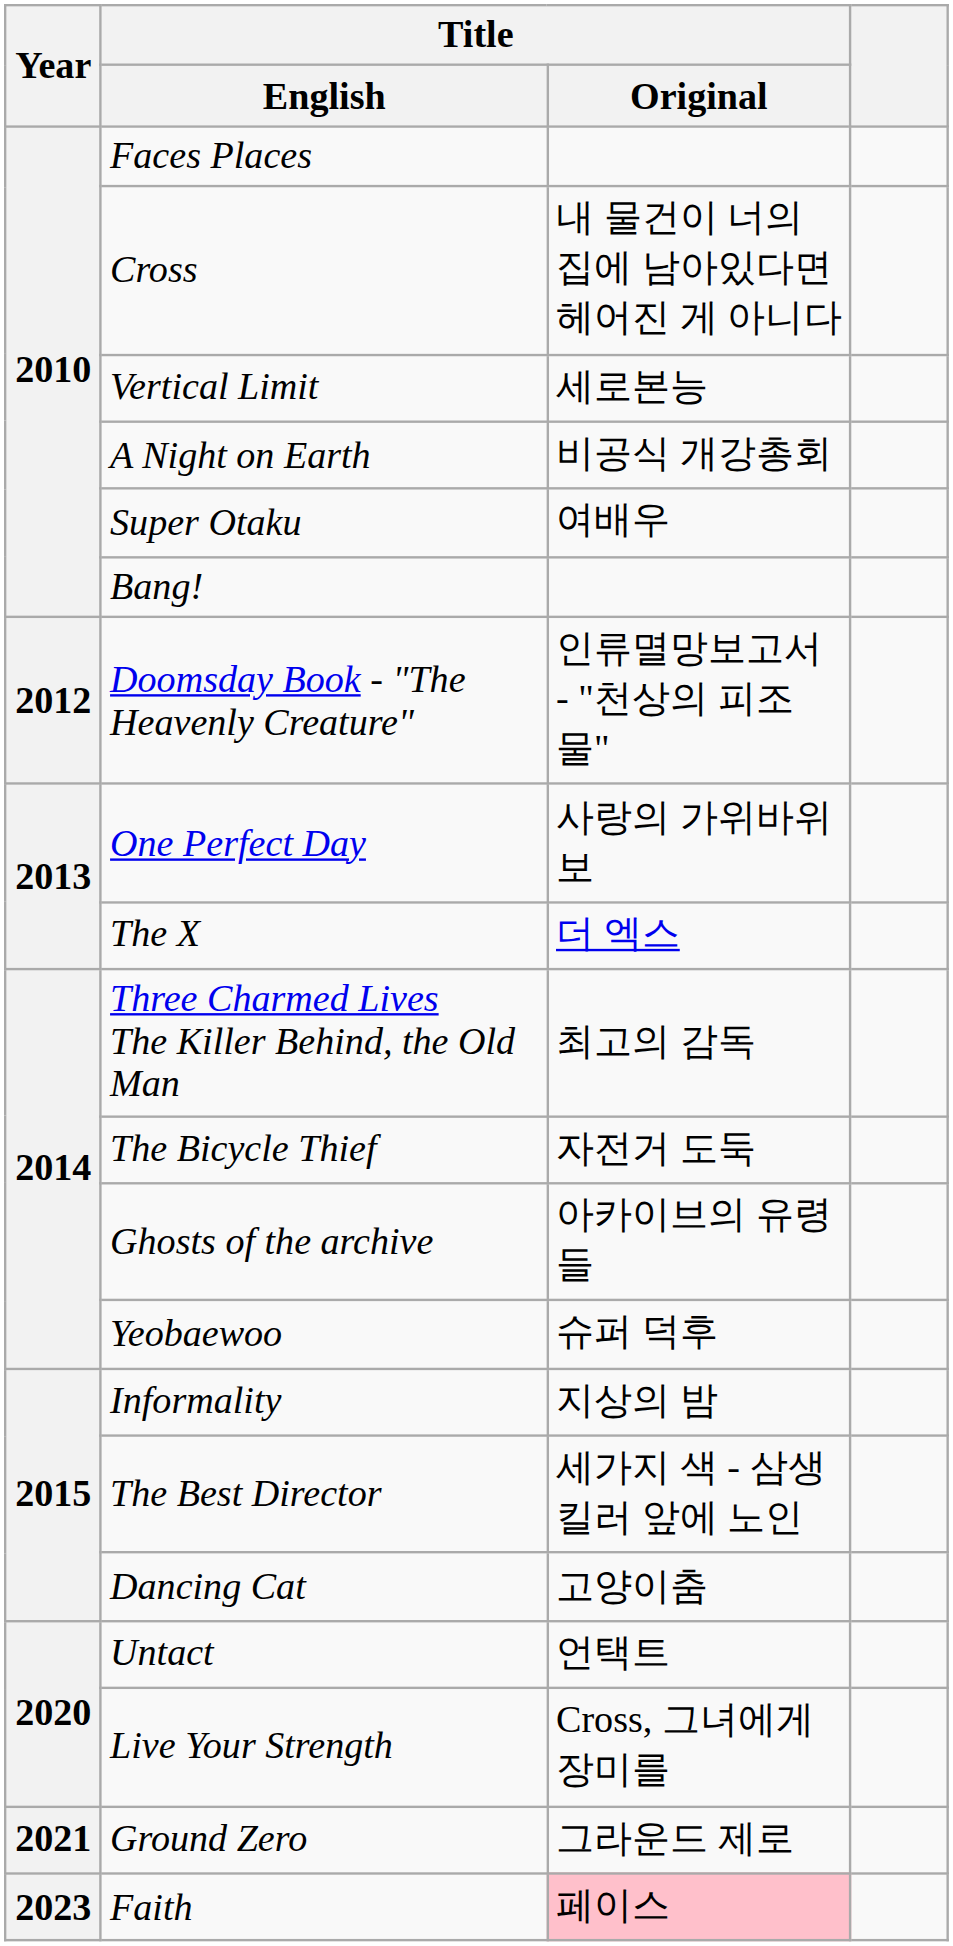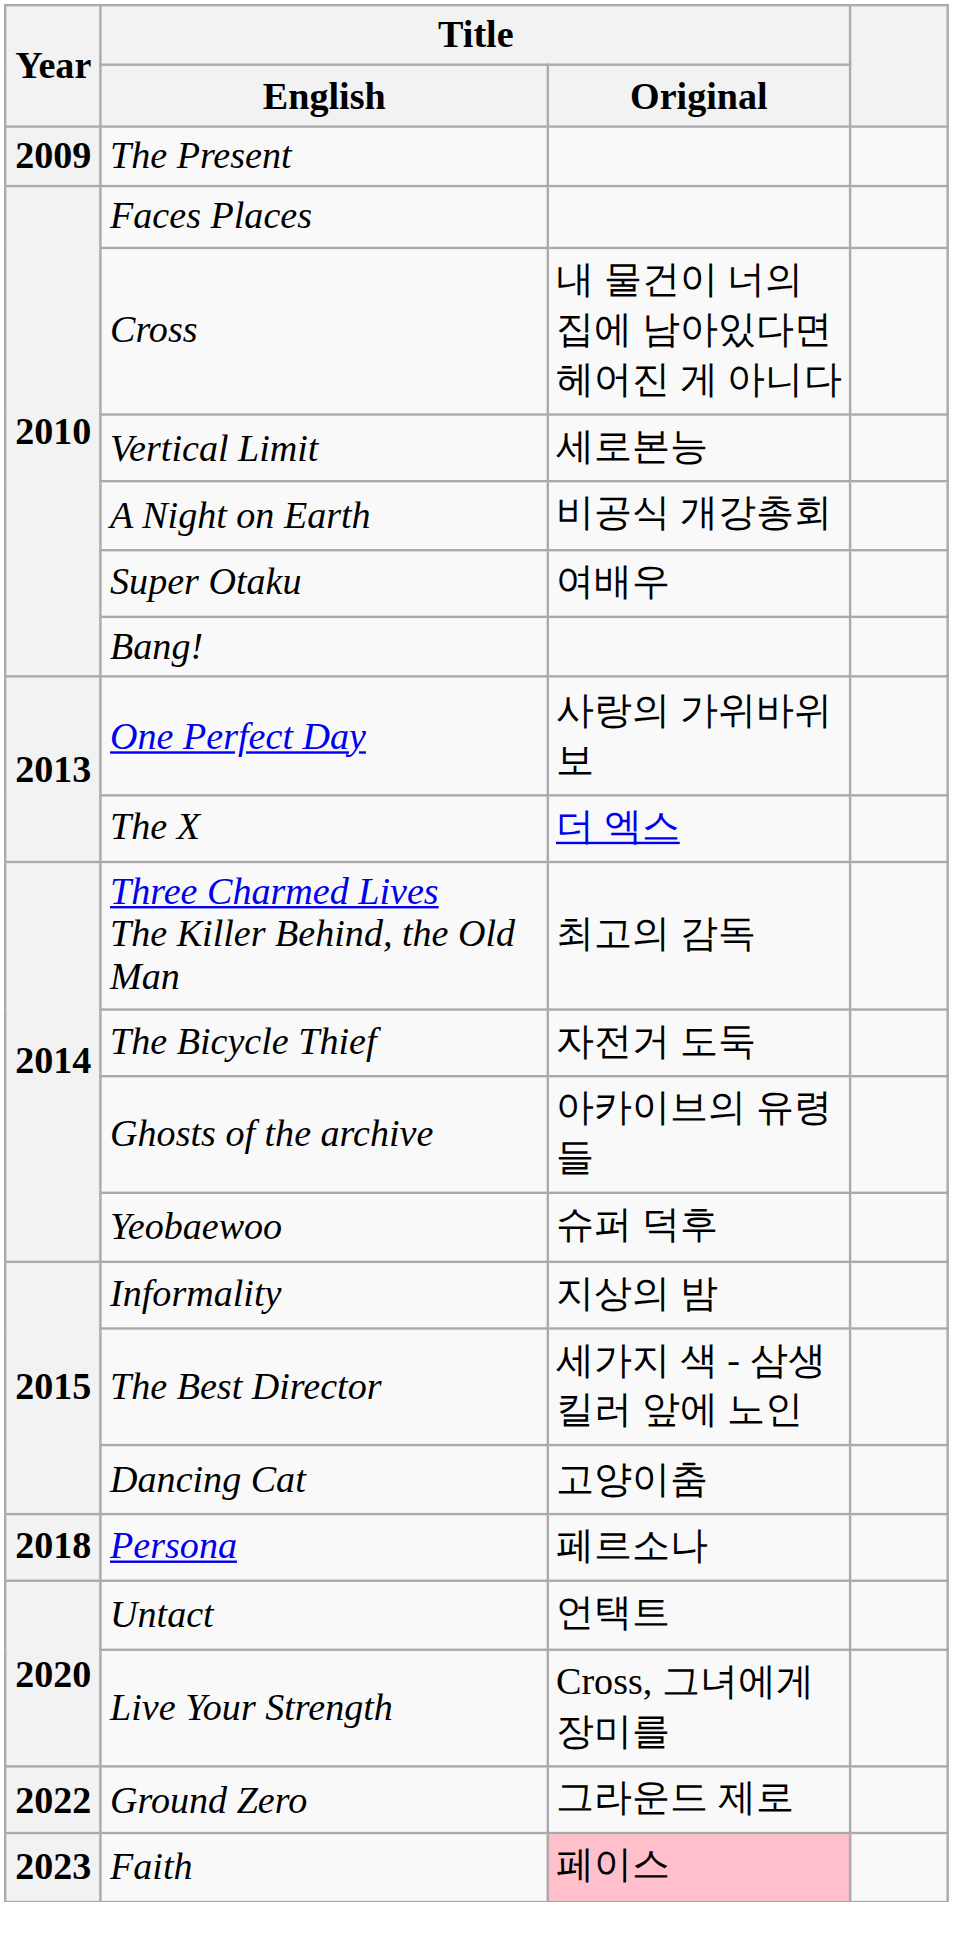+ row: (201, 155)
- row: (288, 699)
+ row: (174, 1546)
(53, 1838) 2021 -> (53, 1799) 2022
